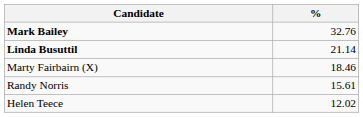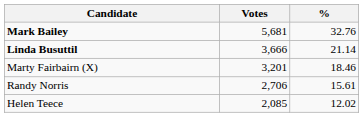+ column: (255, 13)
